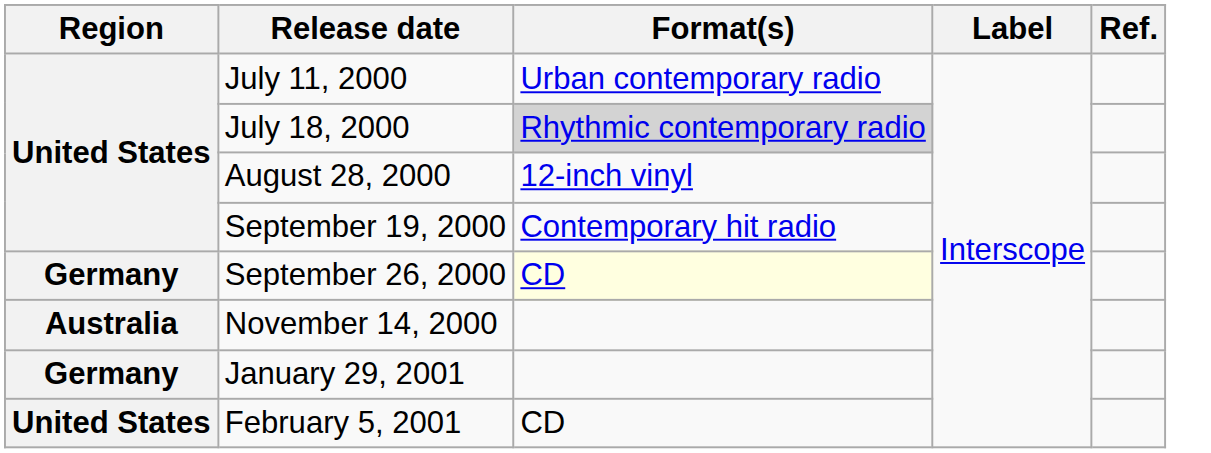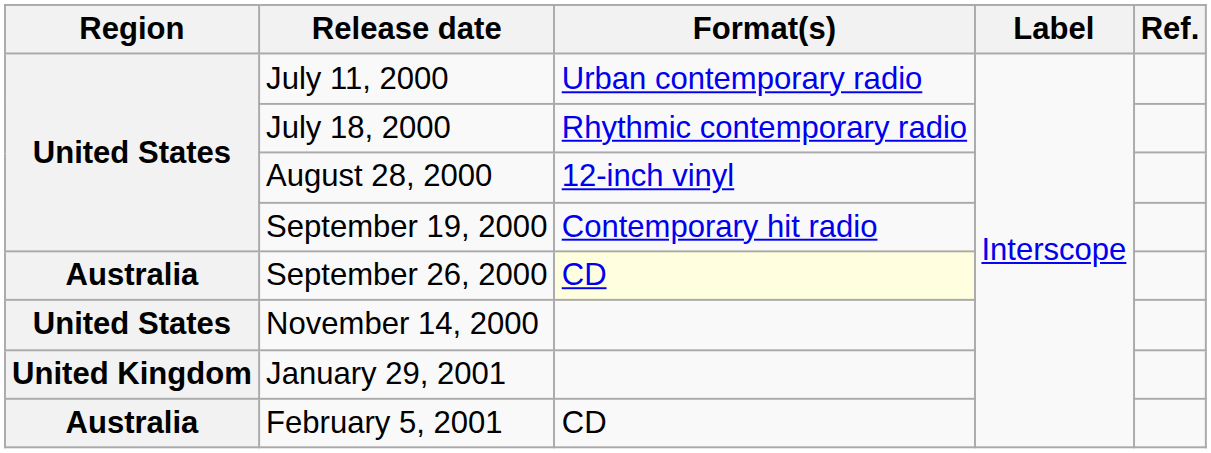(723, 127) lightgrey background -> (764, 127) no background
(111, 275) Germany -> (132, 275) Australia
(111, 324) Australia -> (132, 324) United States
(111, 373) Germany -> (132, 373) United Kingdom
(111, 422) United States -> (132, 422) Australia
